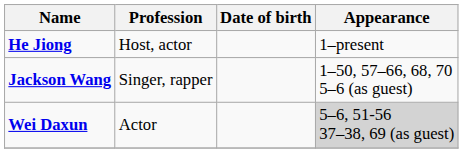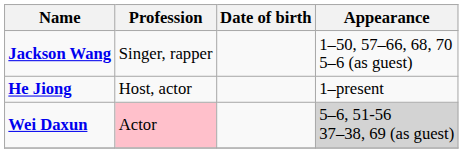rows swapped: (40, 44) <-> (60, 79)
(138, 124) no background -> (138, 124) pink background
